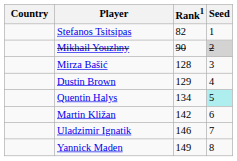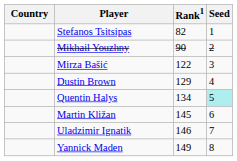(212, 48) lightgrey background -> (212, 48) no background
(183, 65) 128 -> (183, 65) 122
(183, 114) 142 -> (183, 114) 145
